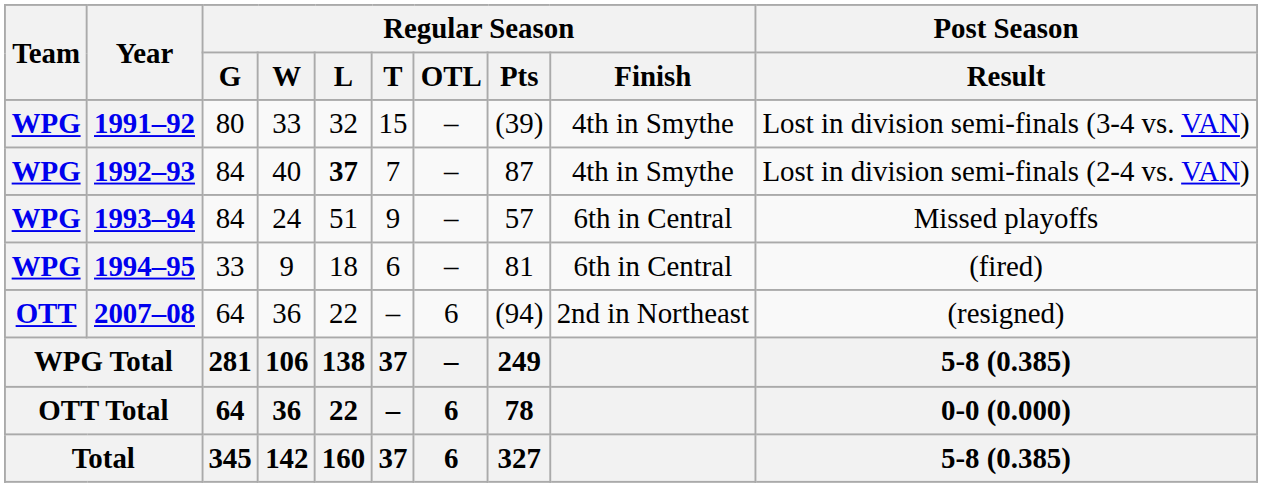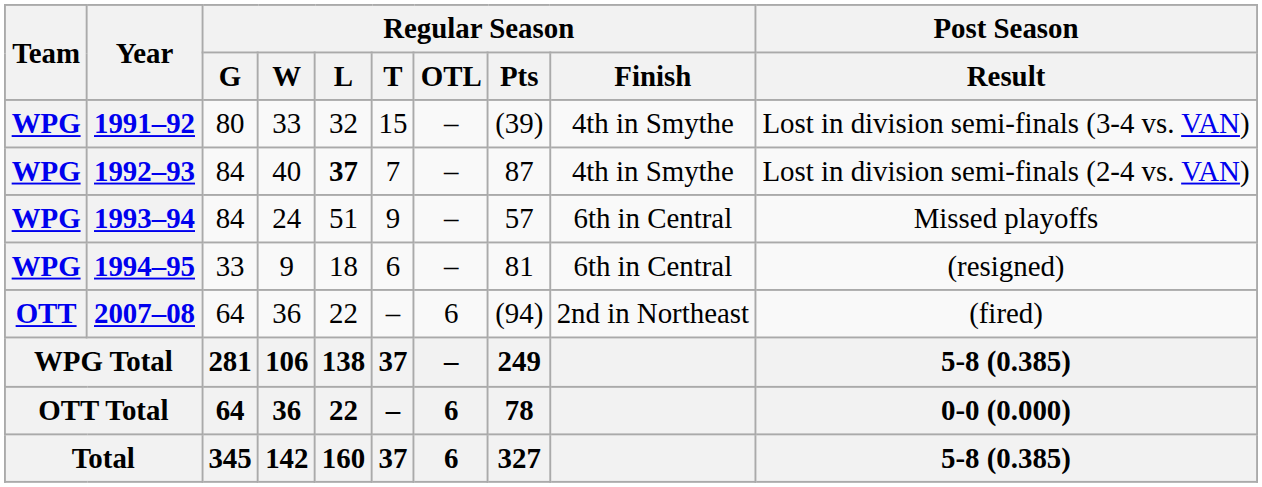(1006, 266) (fired) -> (1006, 266) (resigned)
(1006, 314) (resigned) -> (1006, 314) (fired)
